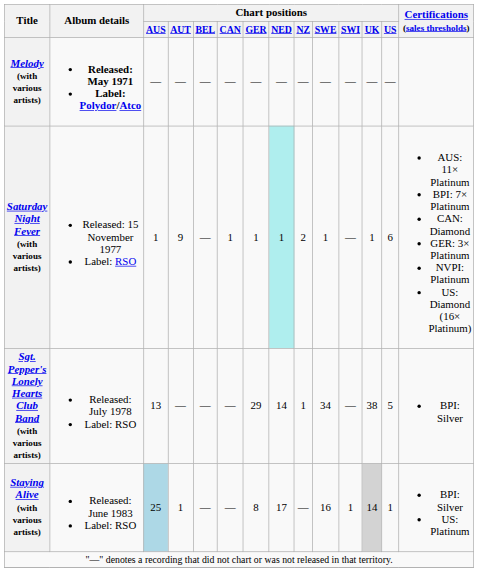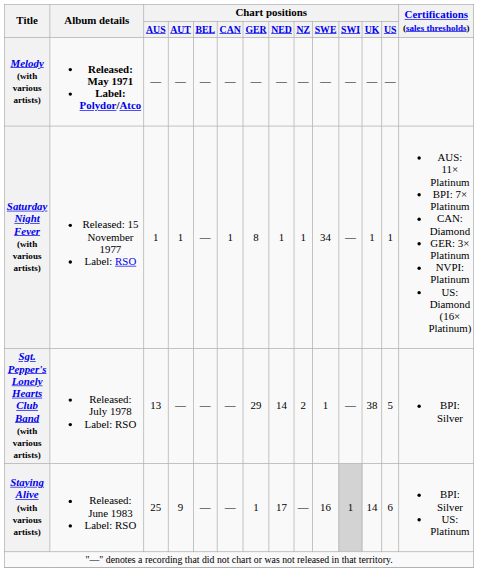(181, 237) 9 -> (181, 237) 1
(256, 237) 1 -> (256, 237) 8
(282, 237) paleturquoise background -> (282, 237) no background
(303, 237) 2 -> (303, 237) 1
(326, 237) 1 -> (326, 237) 34
(390, 237) 6 -> (390, 237) 1
(303, 406) 1 -> (303, 406) 2
(326, 406) 34 -> (326, 406) 1
(156, 507) lightblue background -> (156, 507) no background
(181, 507) 1 -> (181, 507) 9
(256, 507) 8 -> (256, 507) 1
(351, 507) no background -> (351, 507) lightgrey background
(372, 507) lightgrey background -> (372, 507) no background
(390, 507) 1 -> (390, 507) 6
